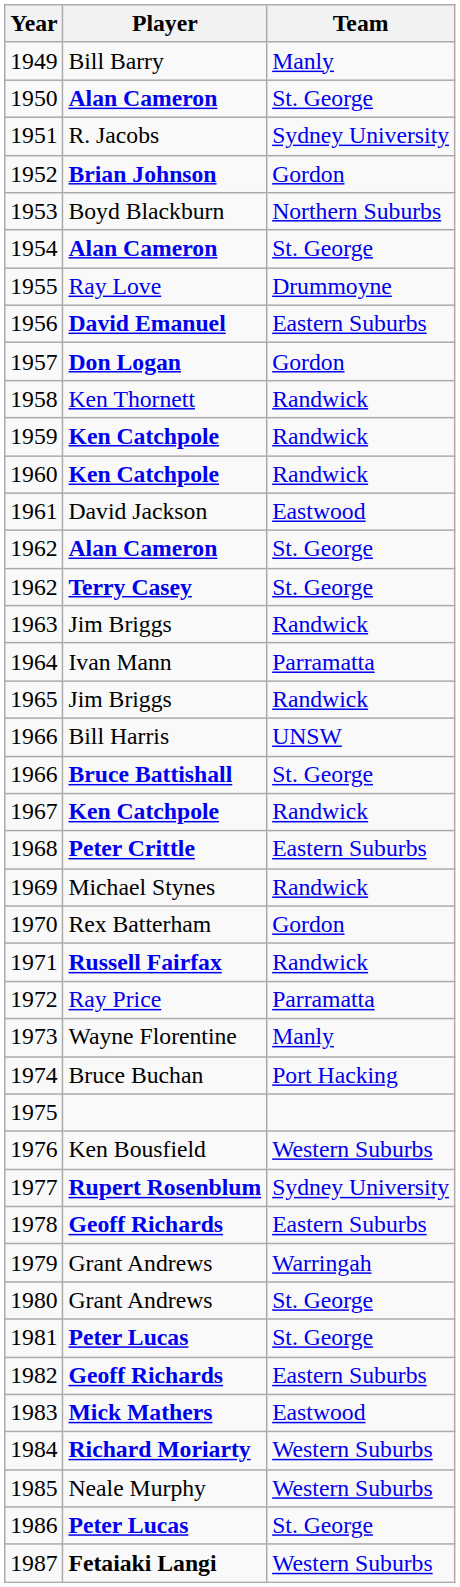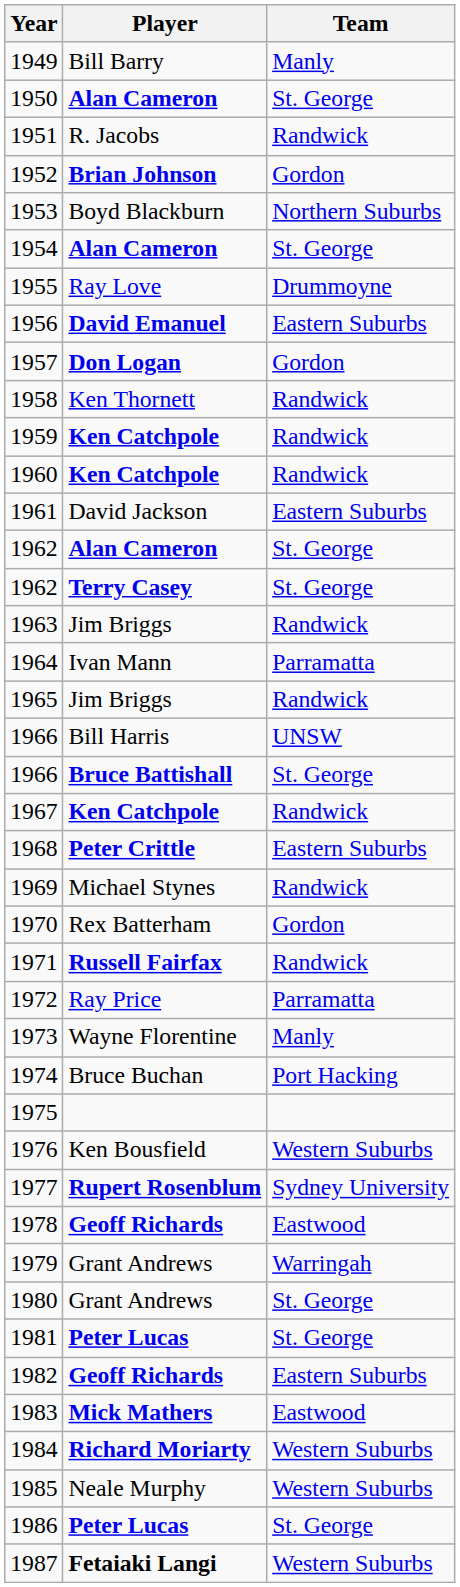(361, 135) Sydney University -> (320, 135) Randwick
(319, 511) Eastwood -> (349, 511) Eastern Suburbs
(349, 1225) Eastern Suburbs -> (319, 1225) Eastwood
